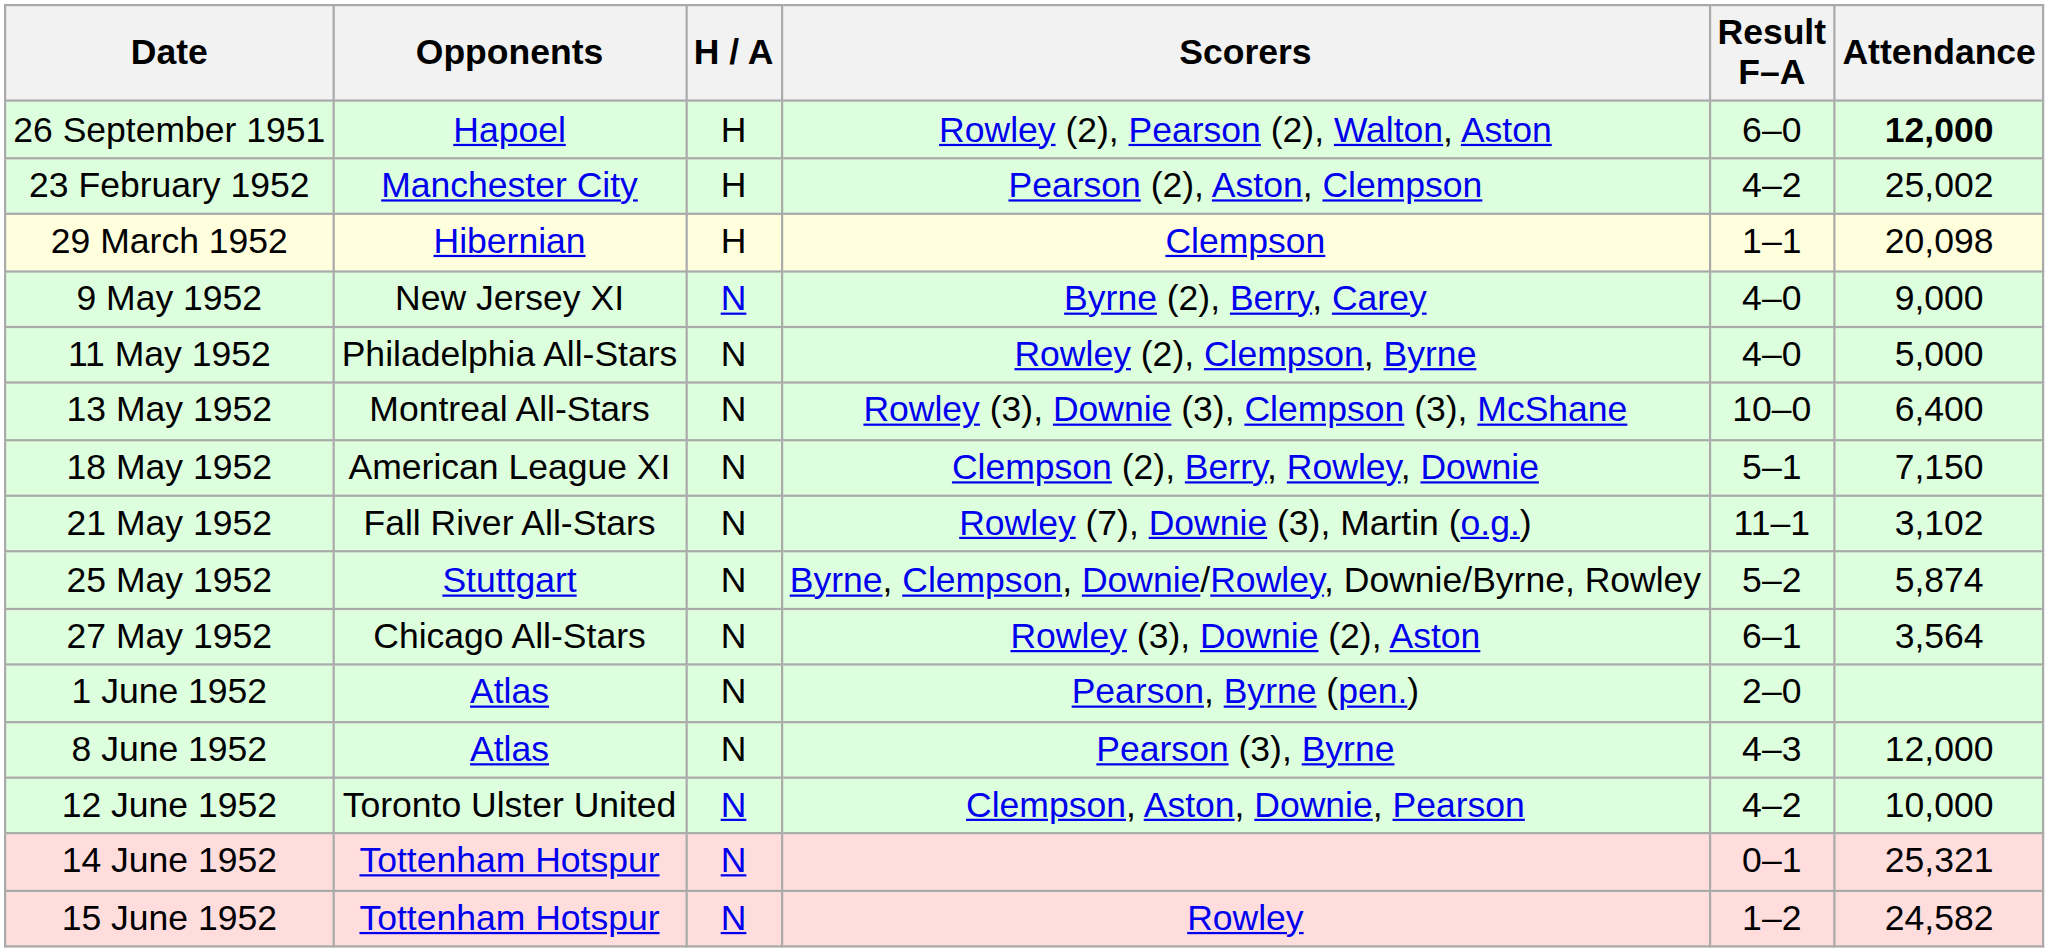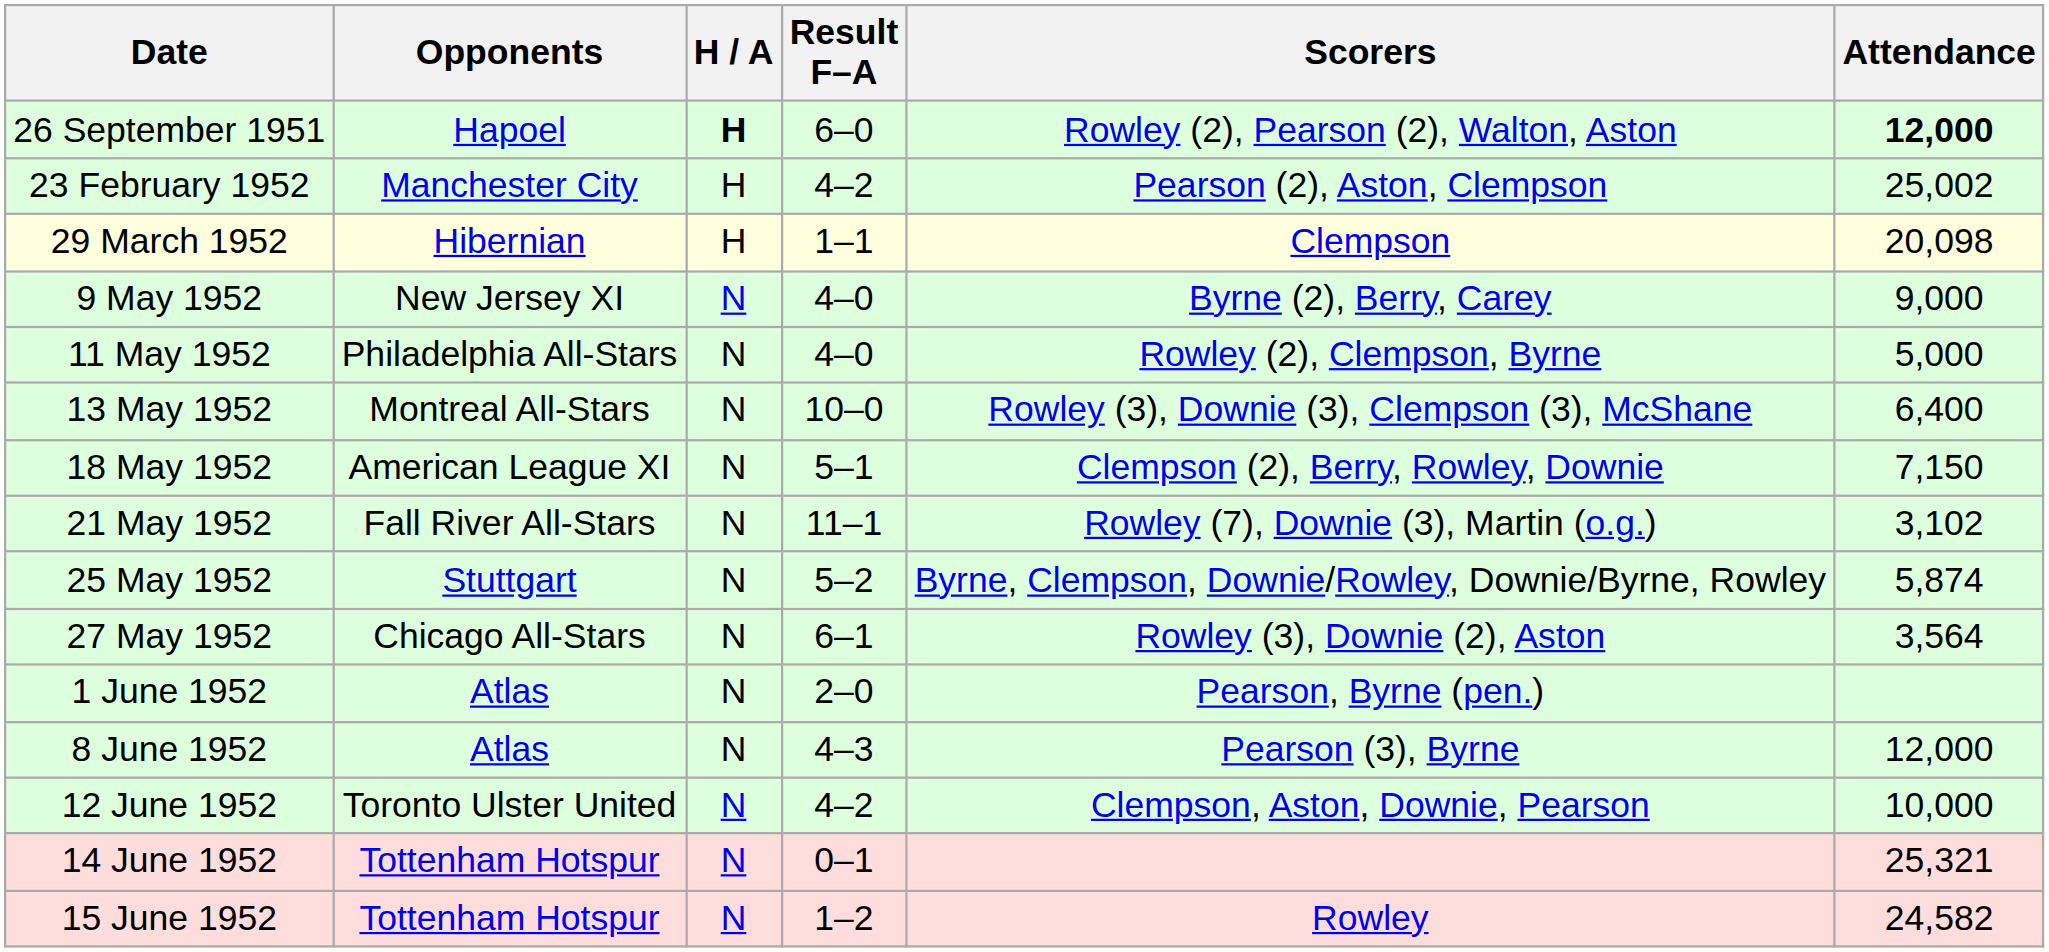columns swapped: (1772, 52) <-> (1245, 52)
(734, 128) normal -> (734, 128) bold
